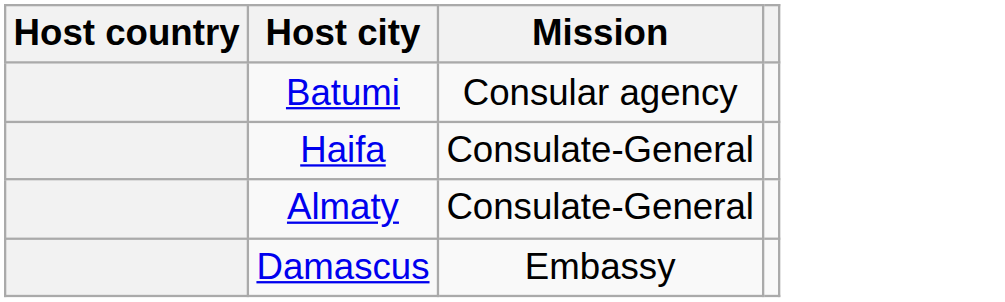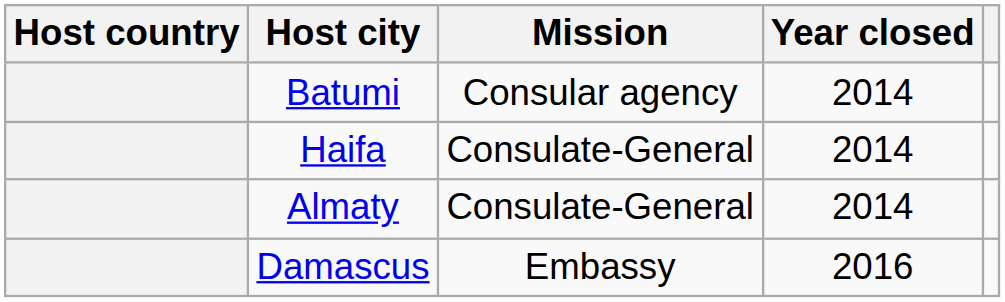+ column: (873, 33)
